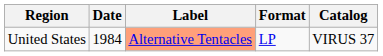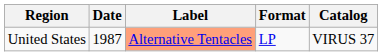(107, 39) 1984 -> (107, 39) 1987
